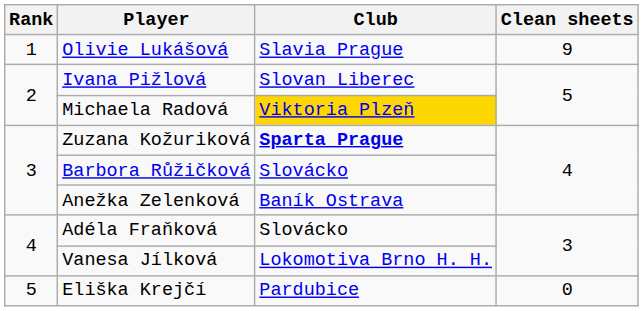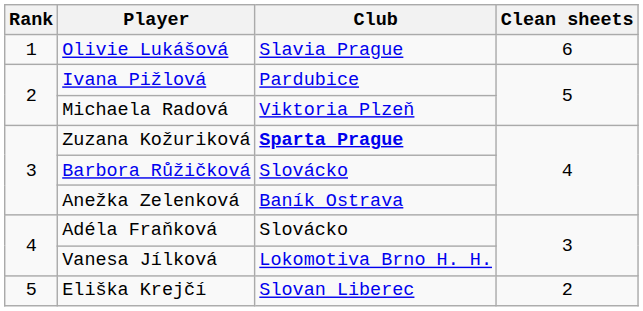(567, 50) 9 -> (567, 50) 6
(337, 80) Slovan Liberec -> (309, 80) Pardubice
(337, 110) gold background -> (337, 110) no background
(309, 291) Pardubice -> (337, 291) Slovan Liberec
(567, 291) 0 -> (567, 291) 2
